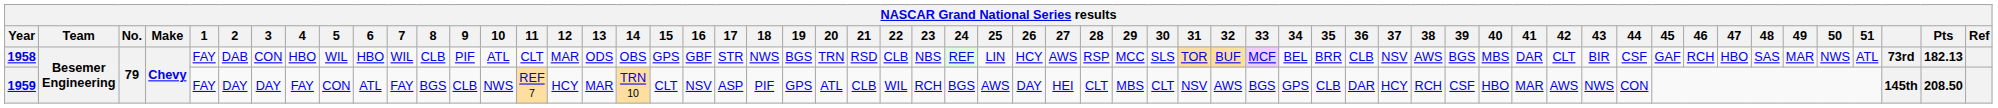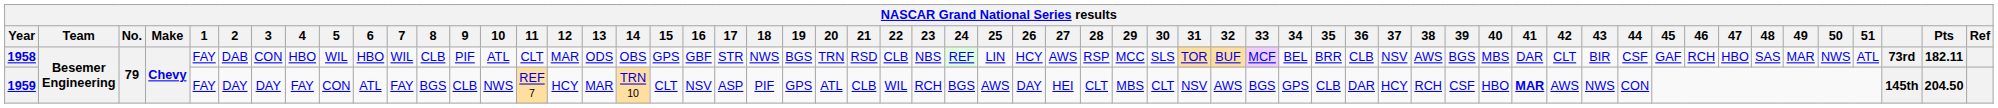(1943, 57) 182.13 -> (1944, 57) 182.11
(1529, 85) normal -> (1530, 85) bold
(1943, 85) 208.50 -> (1944, 85) 204.50
